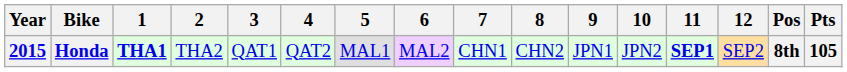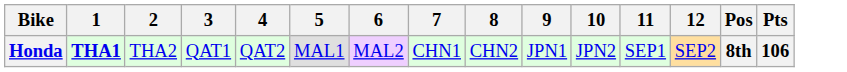- column: (28, 20)
(692, 50) bold -> (645, 50) normal
(823, 50) 105 -> (775, 50) 106
